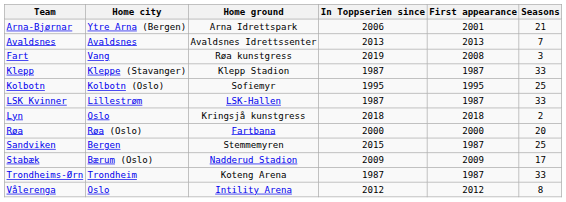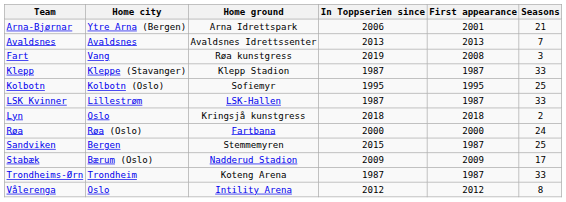(540, 130) 20 -> (540, 130) 24
